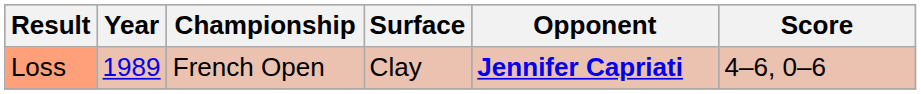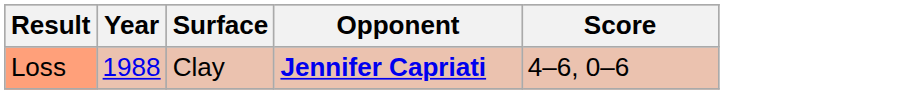- column: (265, 25)
(132, 67) 1989 -> (132, 67) 1988
